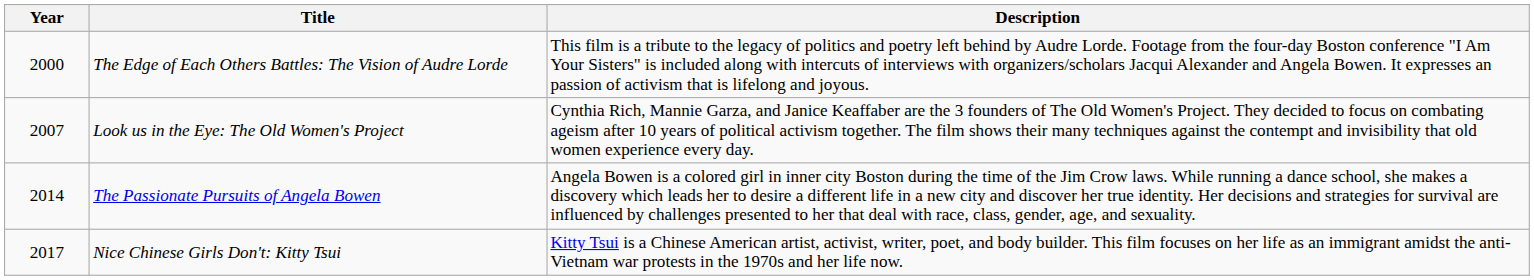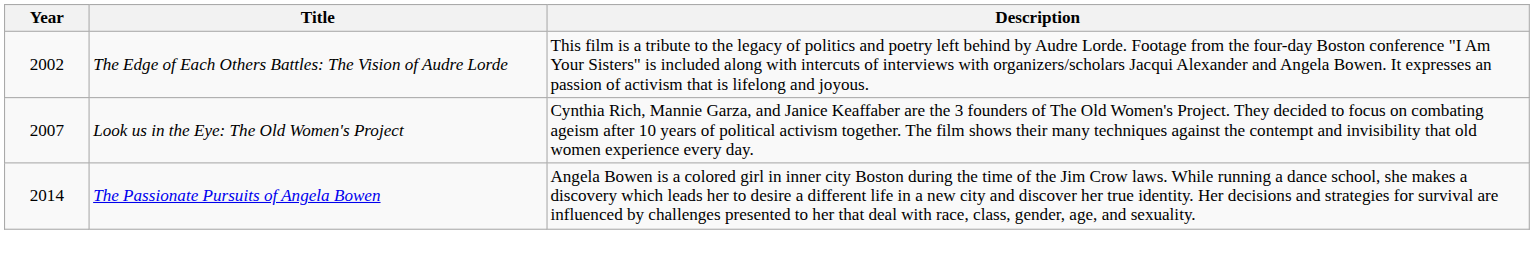(47, 64) 2000 -> (47, 64) 2002
- row: (217, 251)
